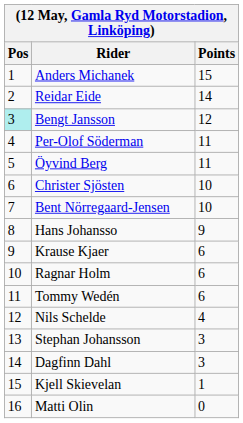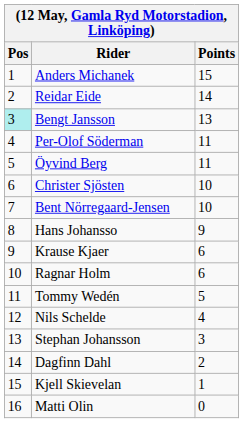(205, 119) 12 -> (205, 119) 13
(201, 296) 6 -> (201, 296) 5
(201, 362) 3 -> (201, 362) 2
